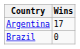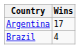(56, 37) 0 -> (56, 37) 4
